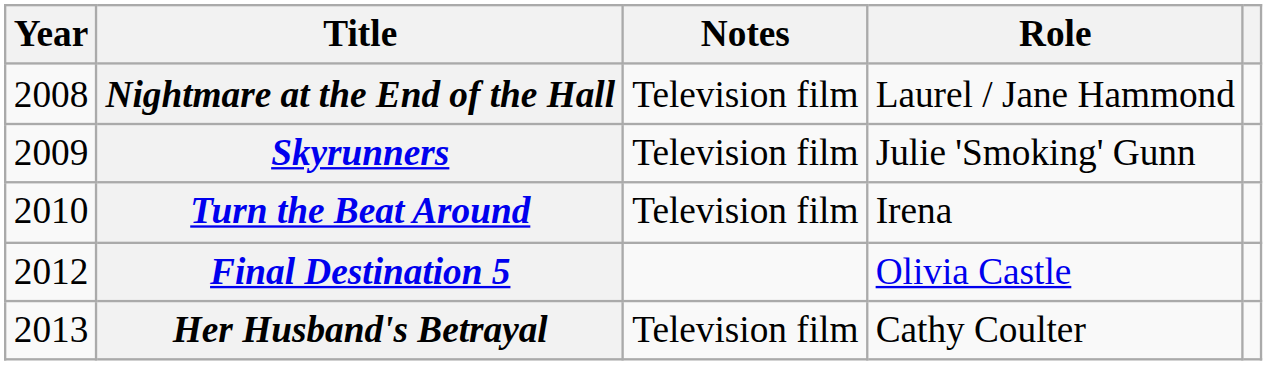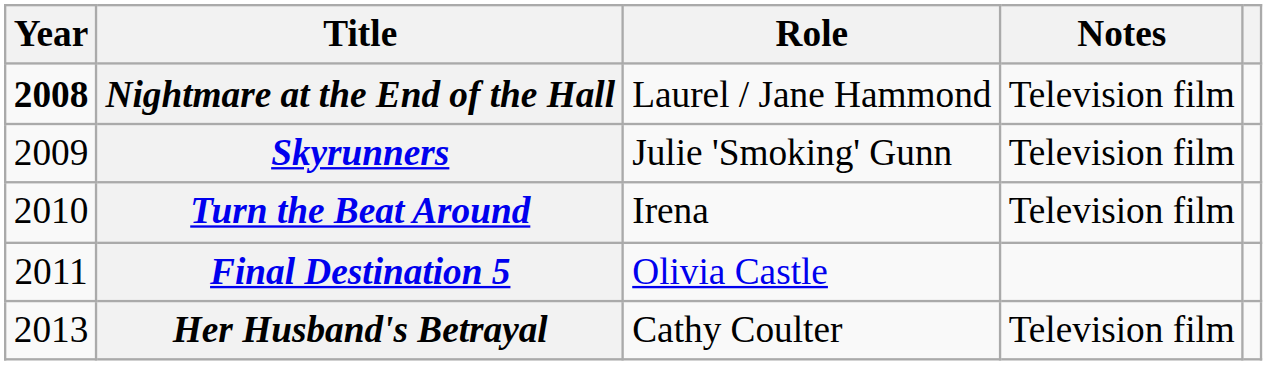columns swapped: (1055, 34) <-> (745, 34)
(51, 93) normal -> (51, 93) bold
(51, 270) 2012 -> (51, 270) 2011
